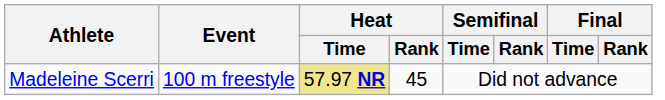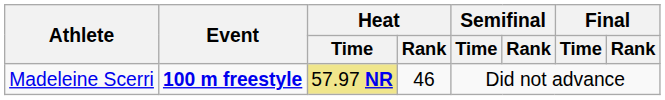(229, 80) normal -> (233, 80) bold
(417, 80) 45 -> (424, 80) 46
